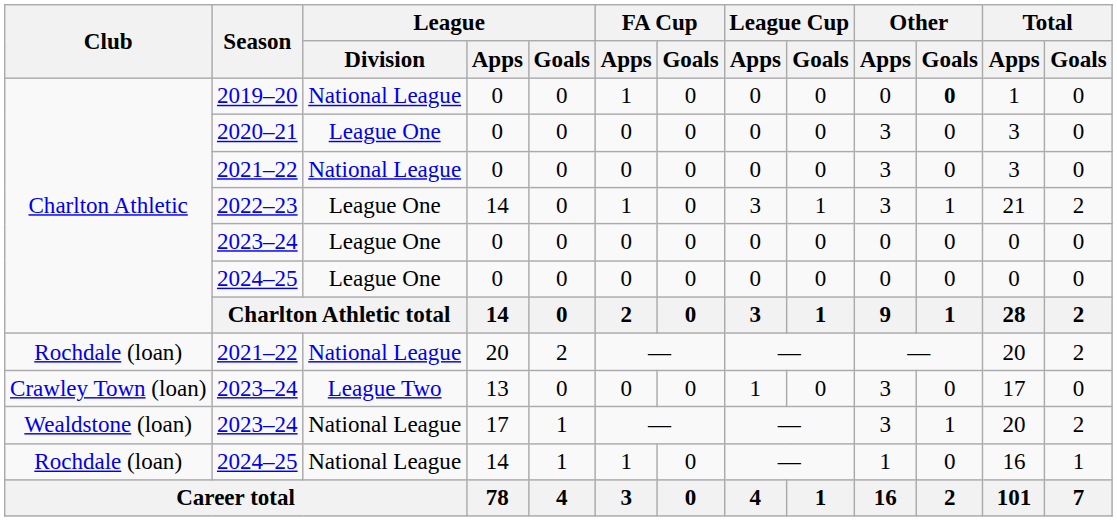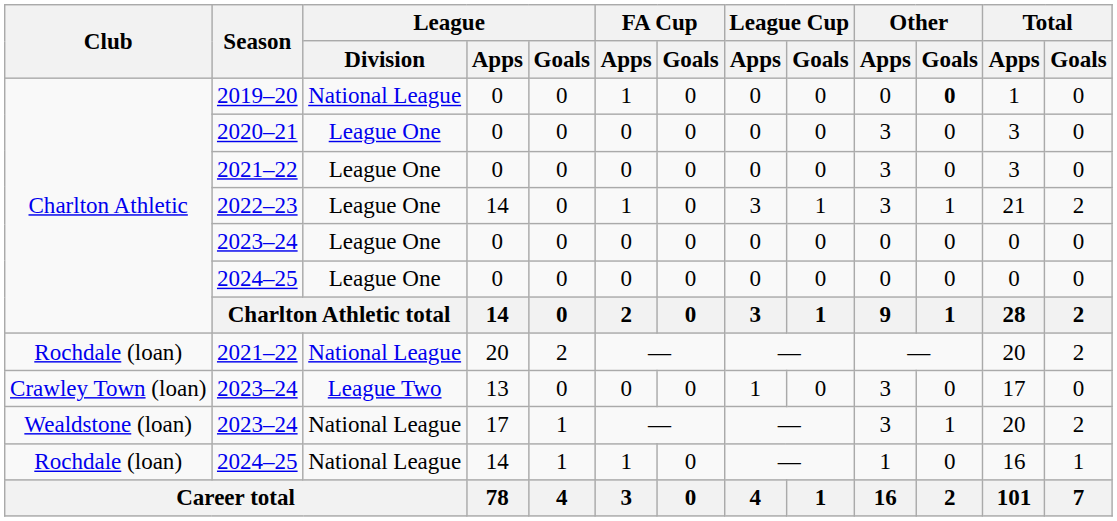(385, 168) National League -> (385, 168) League One
